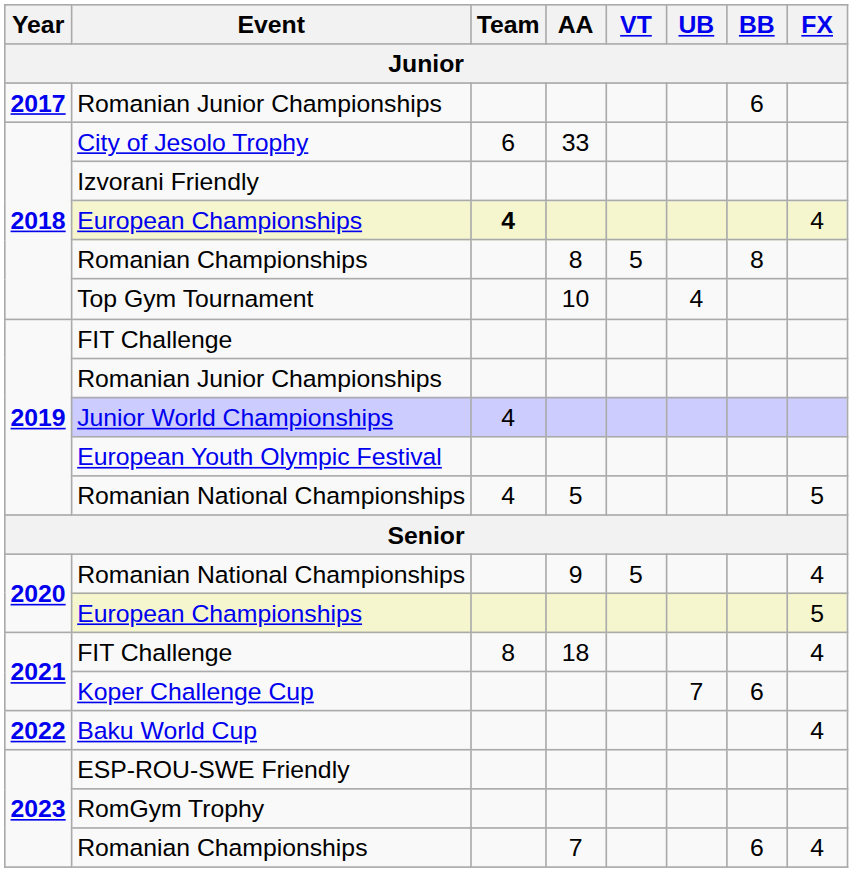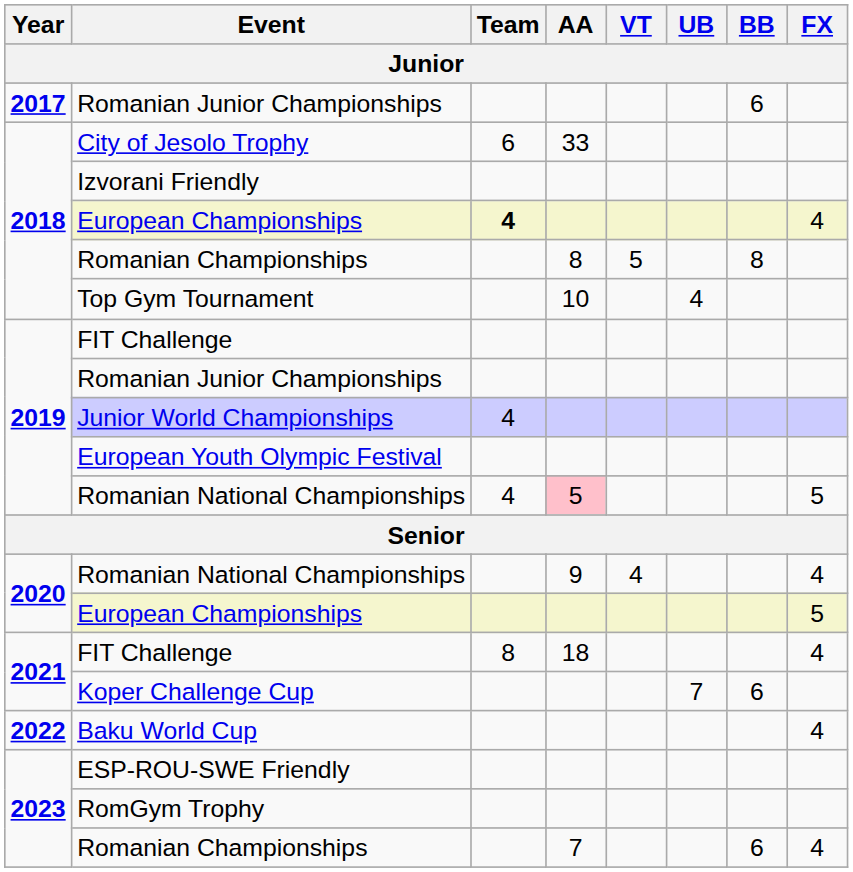(576, 495) no background -> (576, 495) pink background
(636, 574) 5 -> (636, 574) 4
